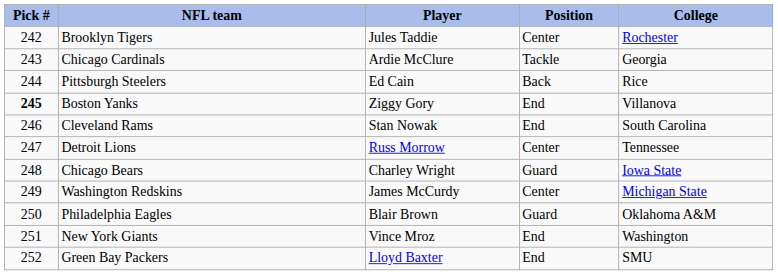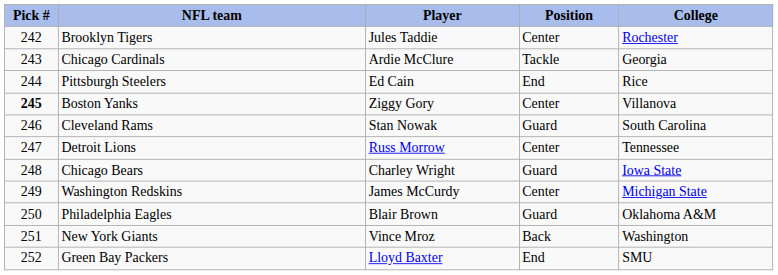(537, 81) Back -> (534, 81) End
(534, 103) End -> (541, 103) Center
(534, 125) End -> (540, 125) Guard
(534, 236) End -> (537, 236) Back
